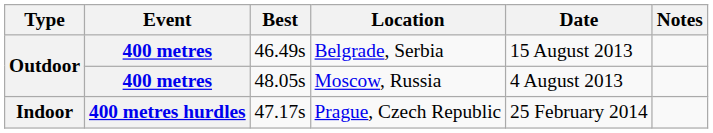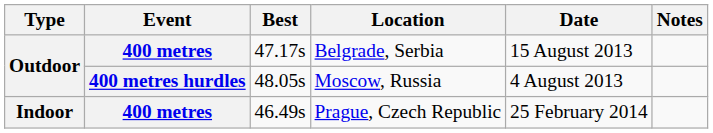(280, 50) 46.49s -> (280, 50) 47.17s
(167, 81) 400 metres -> (167, 81) 400 metres hurdles
(167, 111) 400 metres hurdles -> (167, 111) 400 metres
(280, 111) 47.17s -> (280, 111) 46.49s
